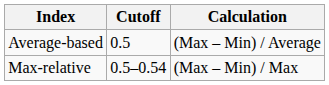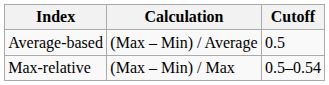columns swapped: (247, 17) <-> (138, 17)
